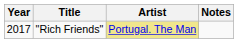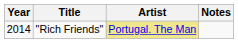(19, 30) 2017 -> (19, 30) 2014
